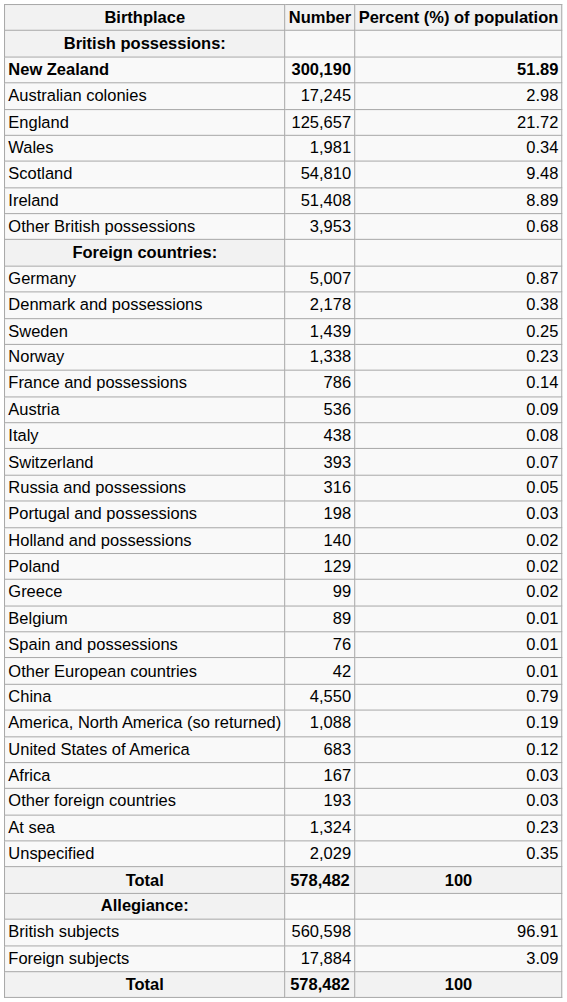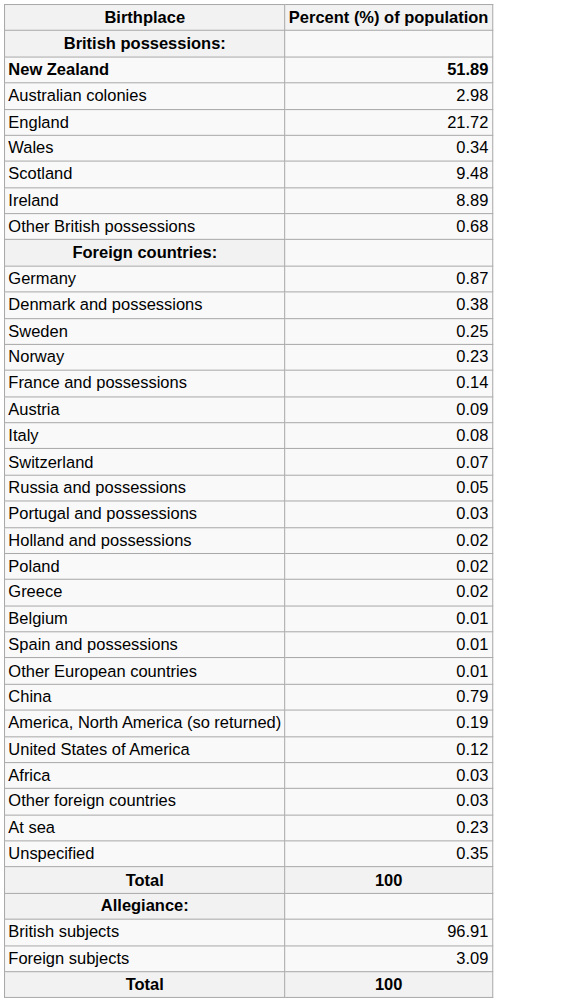- column: (320, 17)
